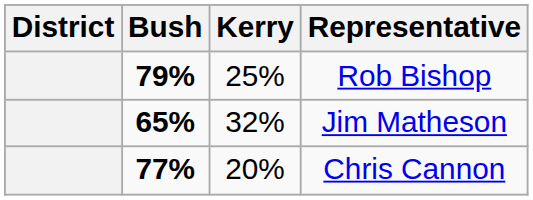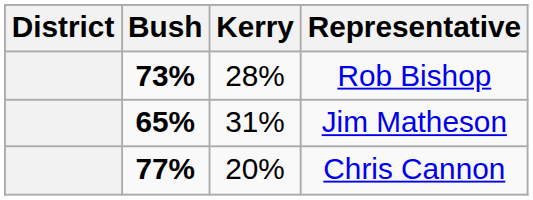(165, 75) 79% -> (165, 75) 73%
(255, 75) 25% -> (255, 75) 28%
(255, 122) 32% -> (255, 122) 31%
